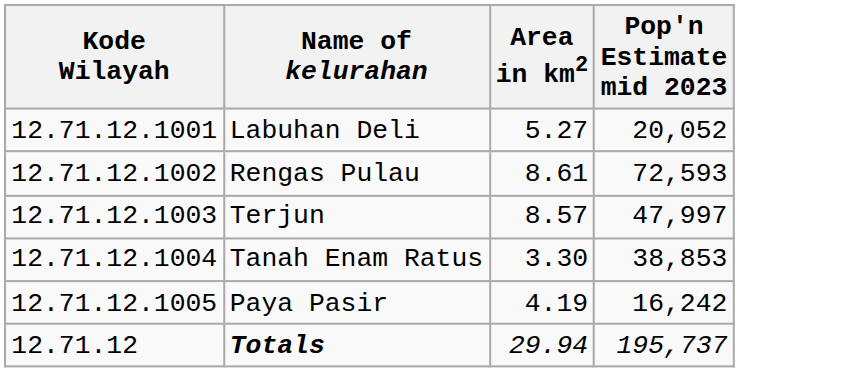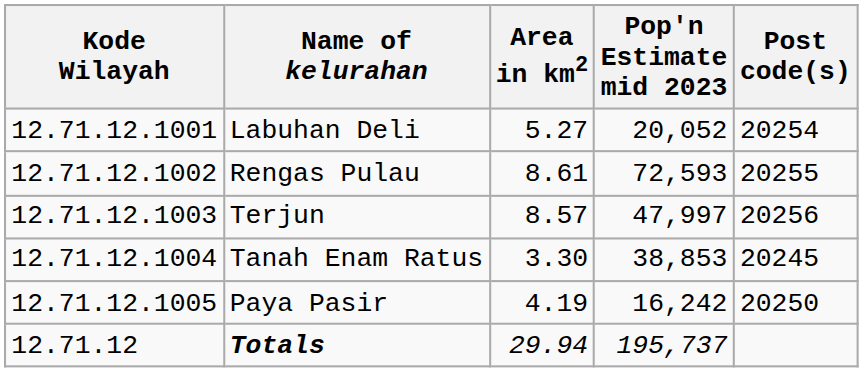+ column: (795, 57)
